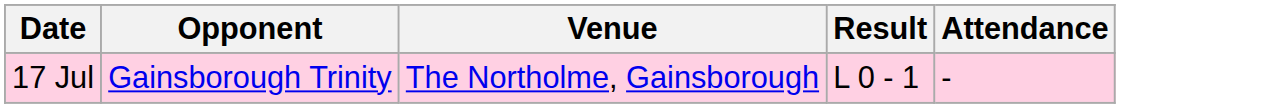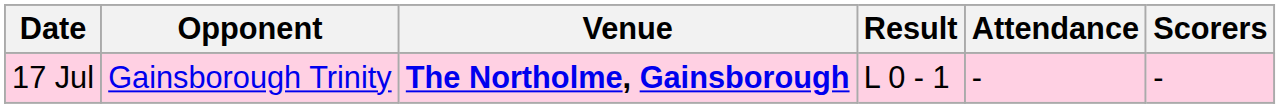+ column: (1210, 28)
(612, 77) normal -> (628, 77) bold
